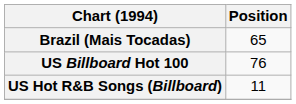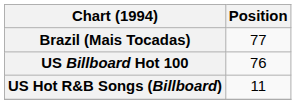(258, 39) 65 -> (258, 39) 77
